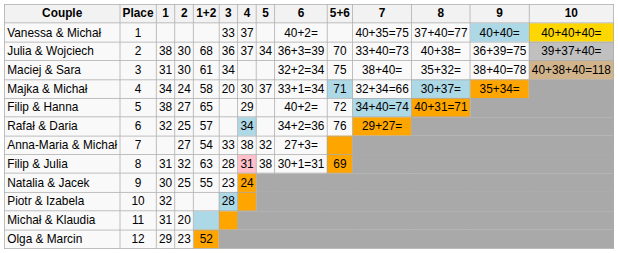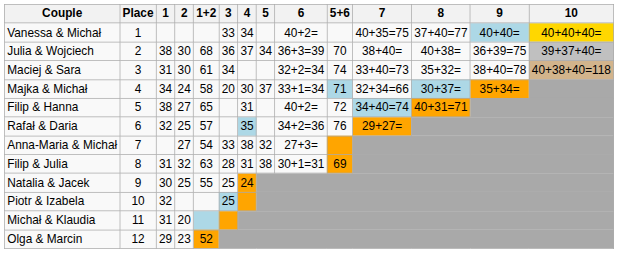(247, 32) 37 -> (247, 32) 34
(382, 51) 33+40=73 -> (382, 51) 38+40=
(340, 70) 75 -> (340, 70) 74
(382, 70) 38+40= -> (382, 70) 33+40=73
(247, 107) 29 -> (247, 107) 31
(247, 126) 34 -> (247, 126) 35
(247, 164) pink background -> (247, 164) no background
(228, 182) 23 -> (228, 182) 25
(228, 201) 28 -> (228, 201) 25
